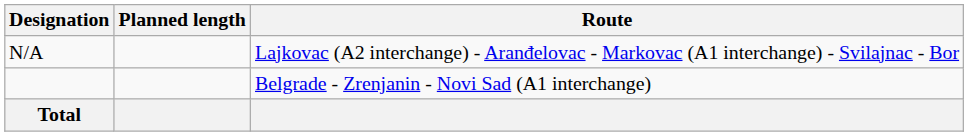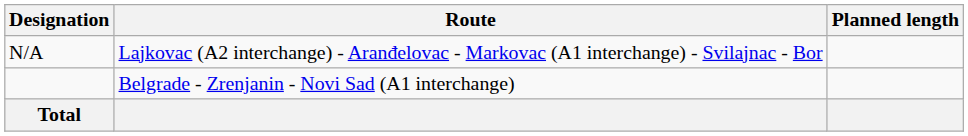columns swapped: (607, 20) <-> (182, 20)
